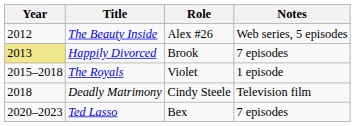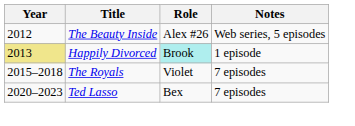(183, 53) no background -> (178, 53) paleturquoise background
(262, 53) 7 episodes -> (238, 53) 1 episode
(260, 72) 1 episode -> (240, 72) 7 episodes
- row: (115, 92)
